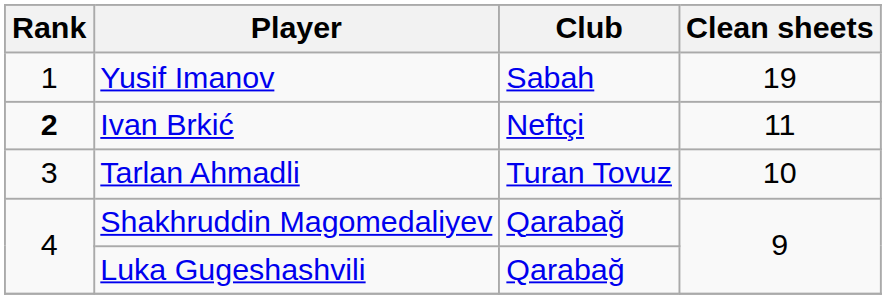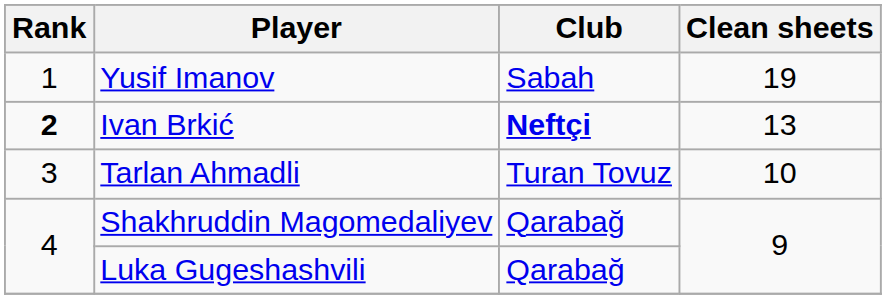(545, 125) normal -> (549, 125) bold
(780, 125) 11 -> (780, 125) 13
